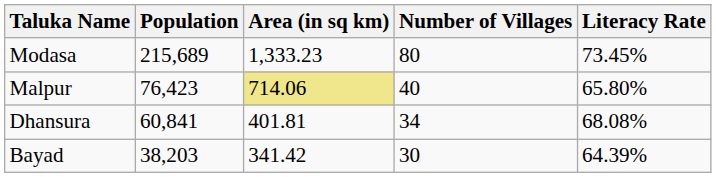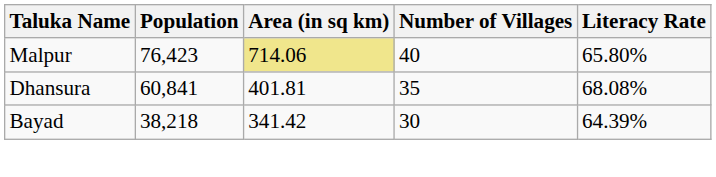- row: (43, 54)
(410, 121) 34 -> (410, 88) 35
(169, 155) 38,203 -> (169, 121) 38,218
